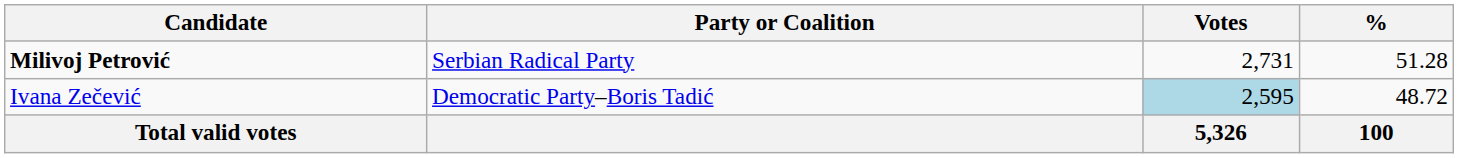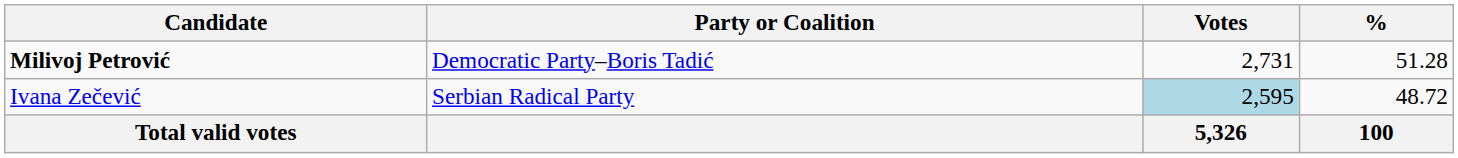(533, 59) Serbian Radical Party -> (573, 59) Democratic Party–Boris Tadić
(573, 96) Democratic Party–Boris Tadić -> (533, 96) Serbian Radical Party
